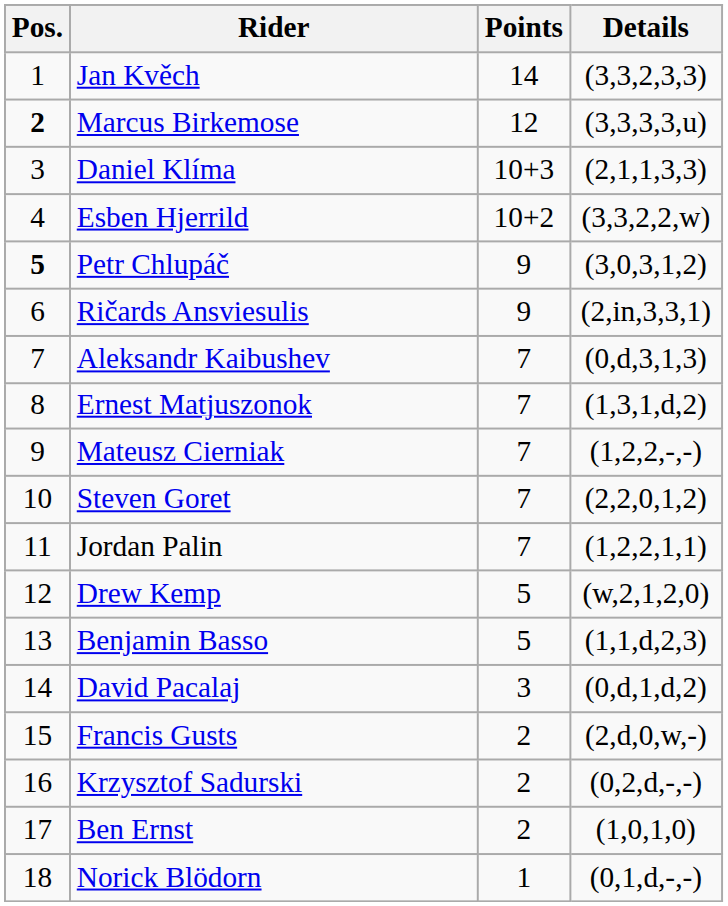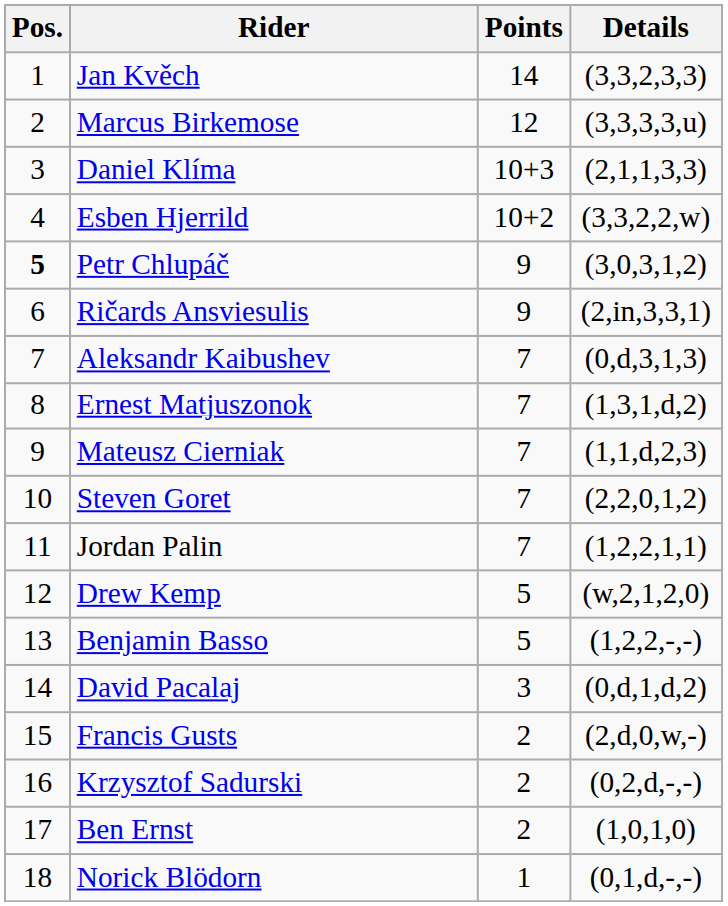(37, 122) bold -> (37, 122) normal
(646, 452) (1,2,2,-,-) -> (646, 452) (1,1,d,2,3)
(646, 640) (1,1,d,2,3) -> (646, 640) (1,2,2,-,-)
